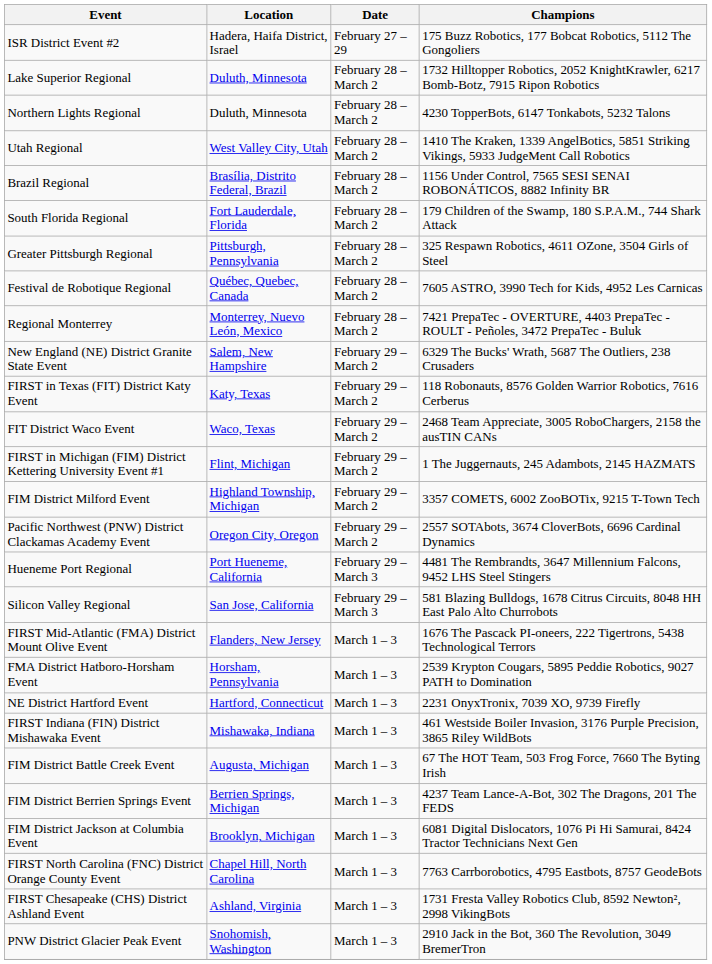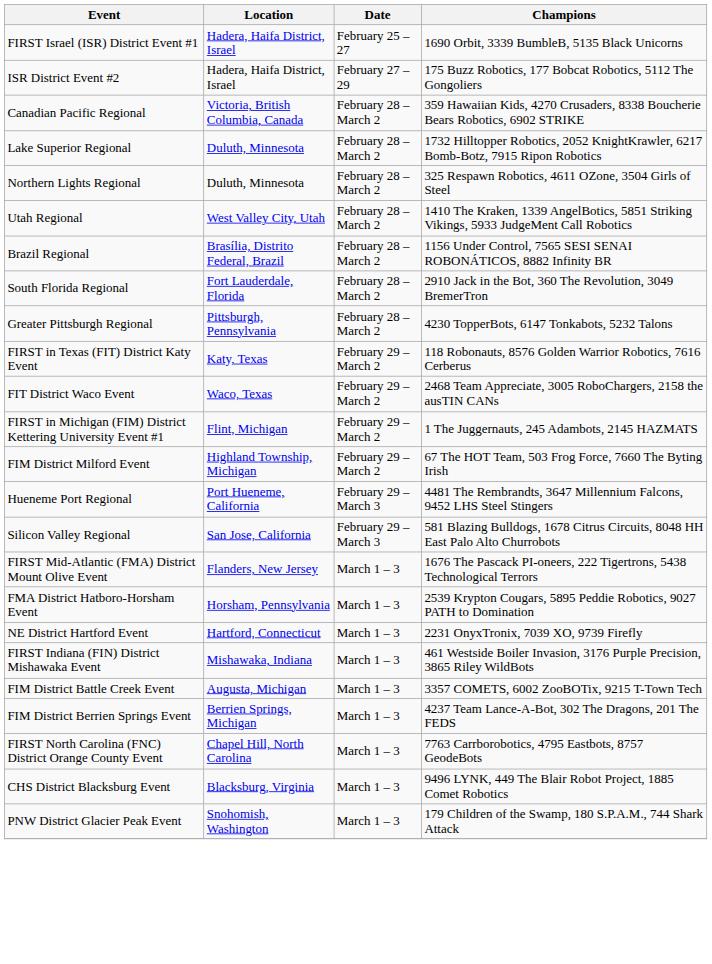+ row: (103, 42)
+ row: (76, 112)
(546, 112) 4230 TopperBots, 6147 Tonkabots, 5232 Talons -> (558, 183) 325 Respawn Robotics, 4611 OZone, 3504 Girls of Steel
(561, 218) 179 Children of the Swamp, 180 S.P.A.M., 744 Shark Attack -> (549, 288) 2910 Jack in the Bot, 360 The Revolution, 3049 BremerTron
(555, 253) 325 Respawn Robotics, 4611 OZone, 3504 Girls of Steel -> (548, 323) 4230 TopperBots, 6147 Tonkabots, 5232 Talons
- row: (89, 288)
- row: (60, 323)
- row: (100, 358)
(561, 499) 3357 COMETS, 6002 ZooBOTix, 9215 T-Town Tech -> (563, 464) 67 The HOT Team, 503 Frog Force, 7660 The Byting Irish
- row: (95, 534)
(561, 765) 67 The HOT Team, 503 Frog Force, 7660 The Byting Irish -> (563, 688) 3357 COMETS, 6002 ZooBOTix, 9215 T-Town Tech
- row: (96, 836)
- row: (97, 906)
+ row: (89, 786)
(547, 941) 2910 Jack in the Bot, 360 The Revolution, 3049 BremerTron -> (564, 821) 179 Children of the Swamp, 180 S.P.A.M., 744 Shark Attack
